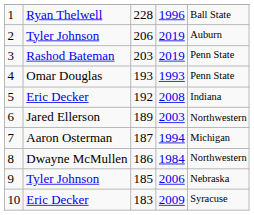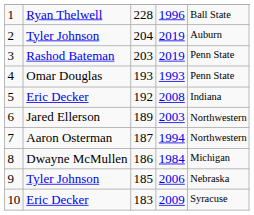(143, 35) 206 -> (143, 35) 204
(210, 138) Michigan -> (218, 138) Northwestern
(218, 158) Northwestern -> (210, 158) Michigan
